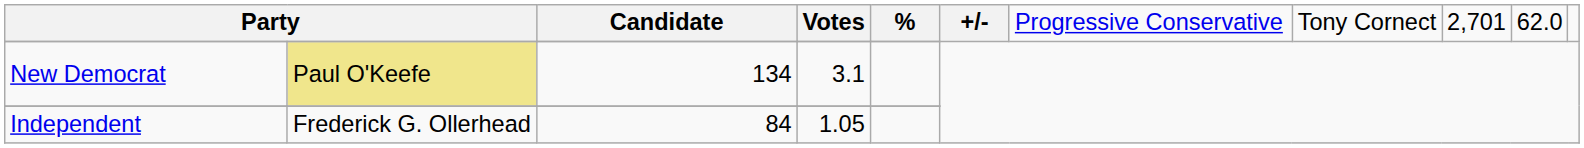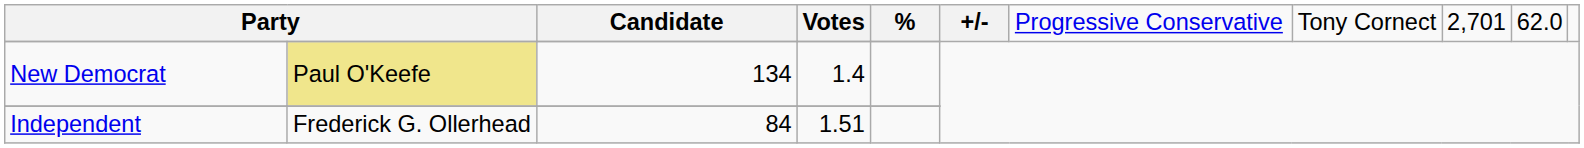(848, 73) 3.1 -> (848, 73) 1.4
(842, 124) 1.05 -> (842, 124) 1.51
